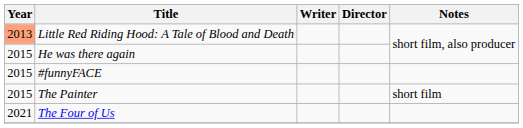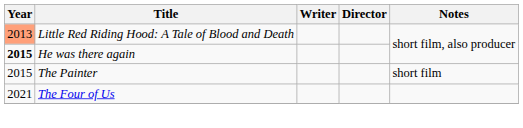(20, 53) normal -> (20, 53) bold
- row: (70, 73)
